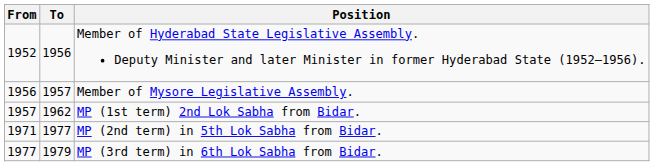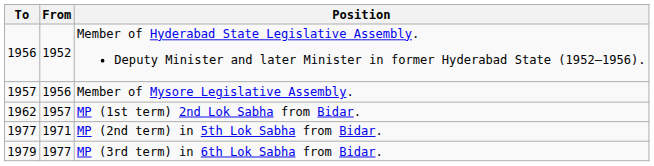columns swapped: (22, 14) <-> (57, 14)
